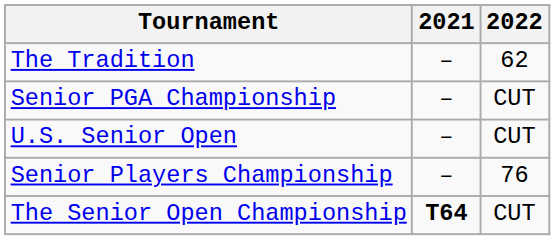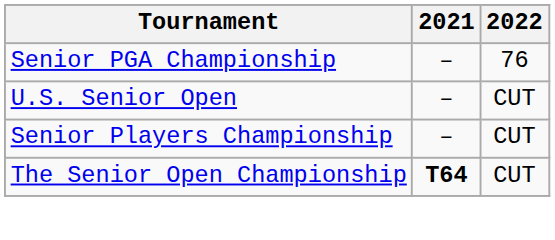- row: (103, 62)
(514, 101) CUT -> (514, 62) 76
(514, 177) 76 -> (514, 139) CUT
